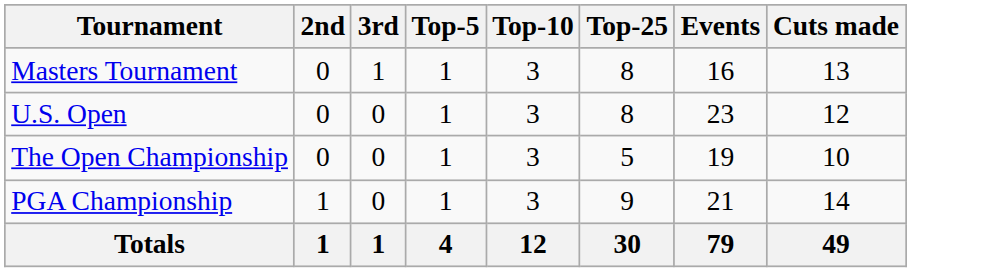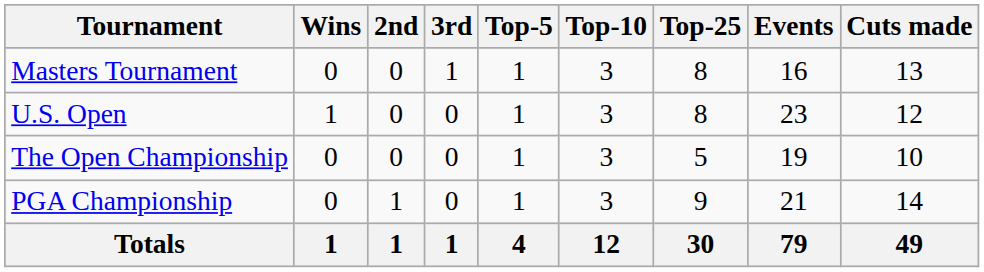+ column: (331, 26)
